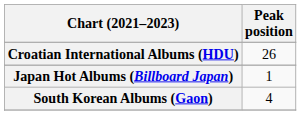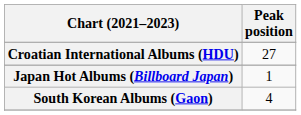(269, 53) 26 -> (269, 53) 27
